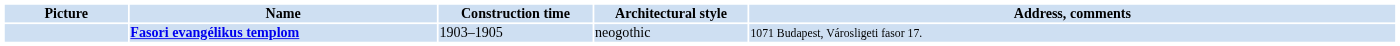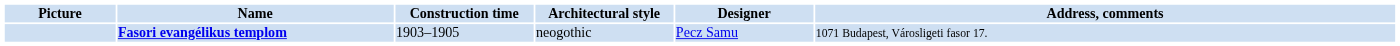+ column: (744, 13)
